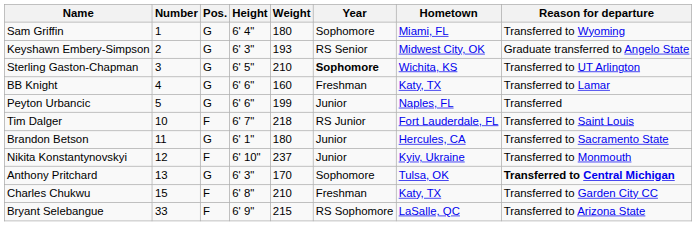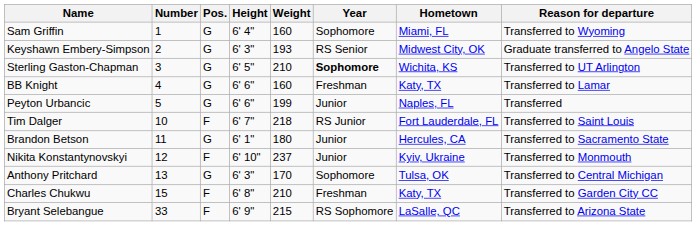(282, 31) 180 -> (282, 31) 160
(589, 175) bold -> (583, 175) normal
